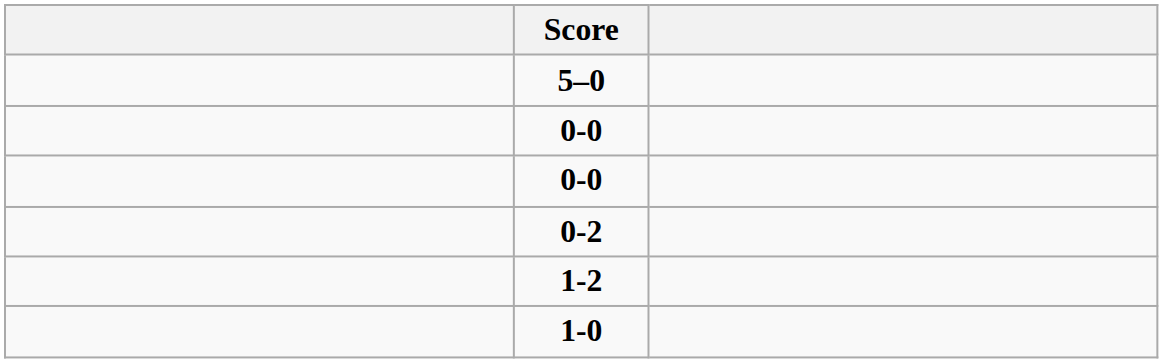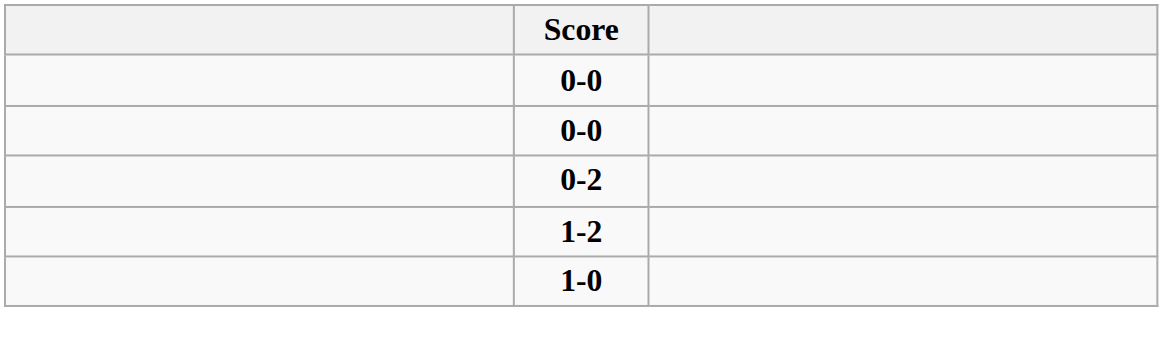- row: (260, 80)
